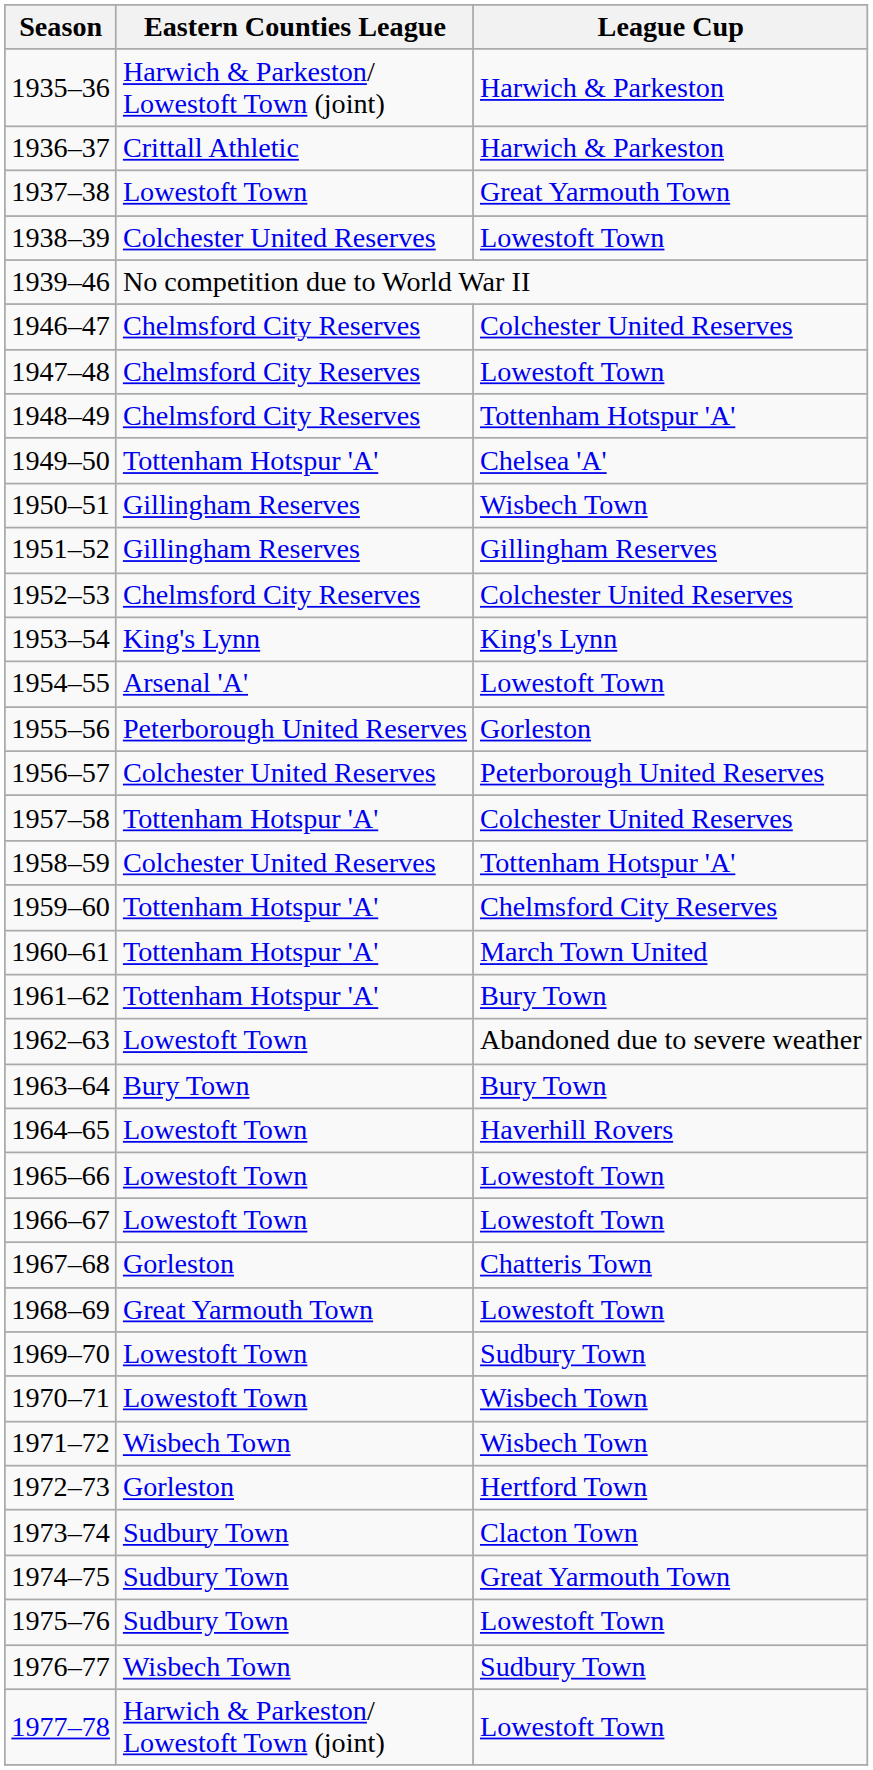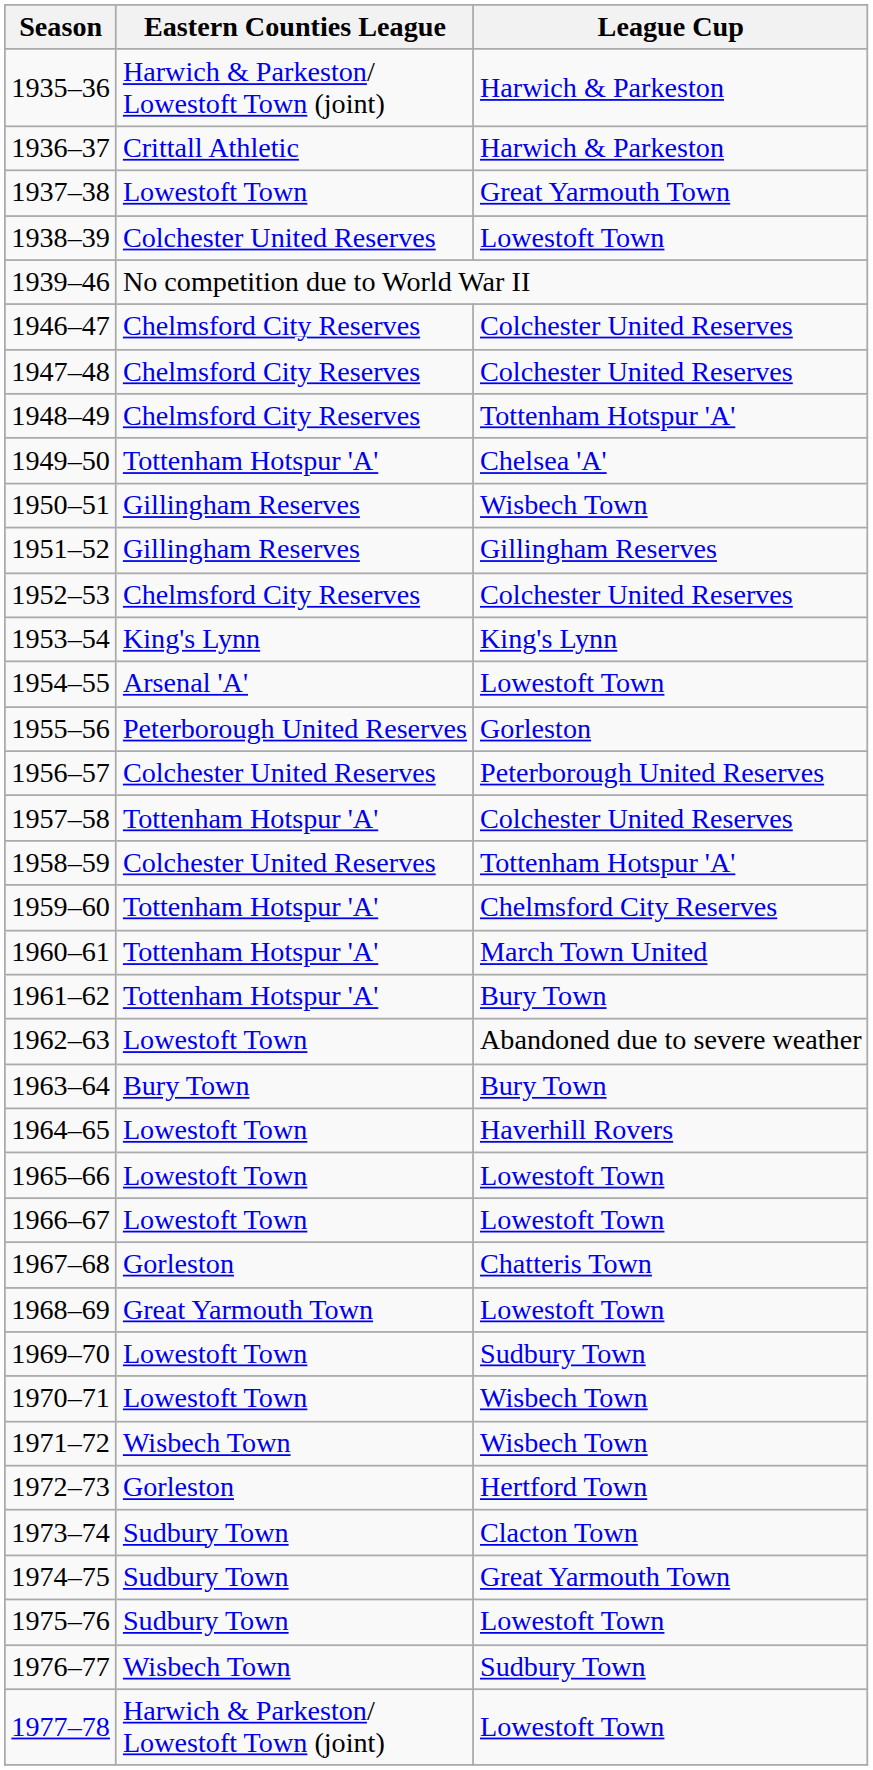(572, 371) Lowestoft Town -> (636, 371) Colchester United Reserves
